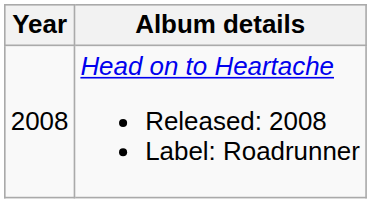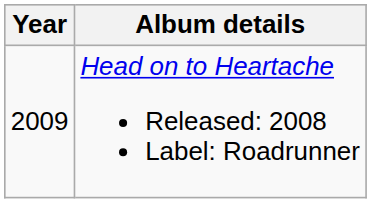(40, 121) 2008 -> (40, 121) 2009
